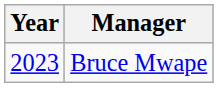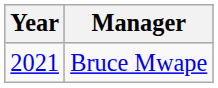(35, 62) 2023 -> (35, 62) 2021
